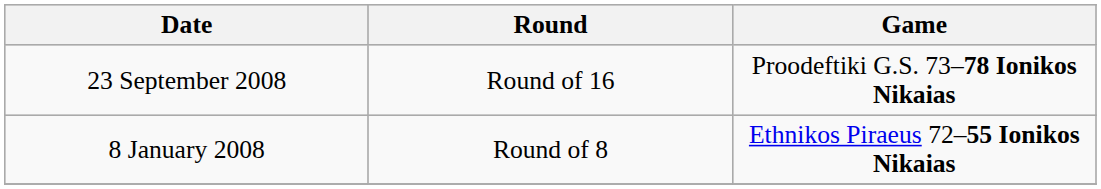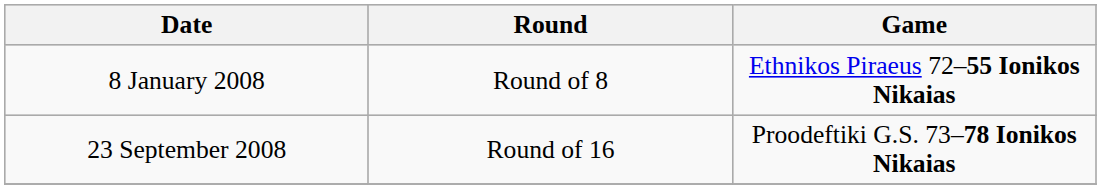rows swapped: (187, 79) <-> (187, 149)
